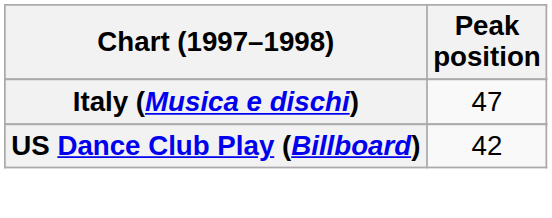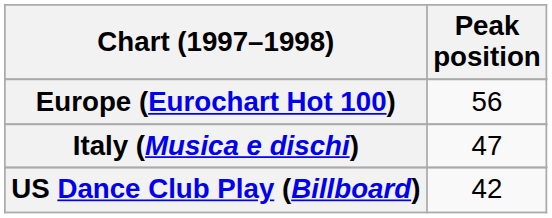+ row: (216, 101)
